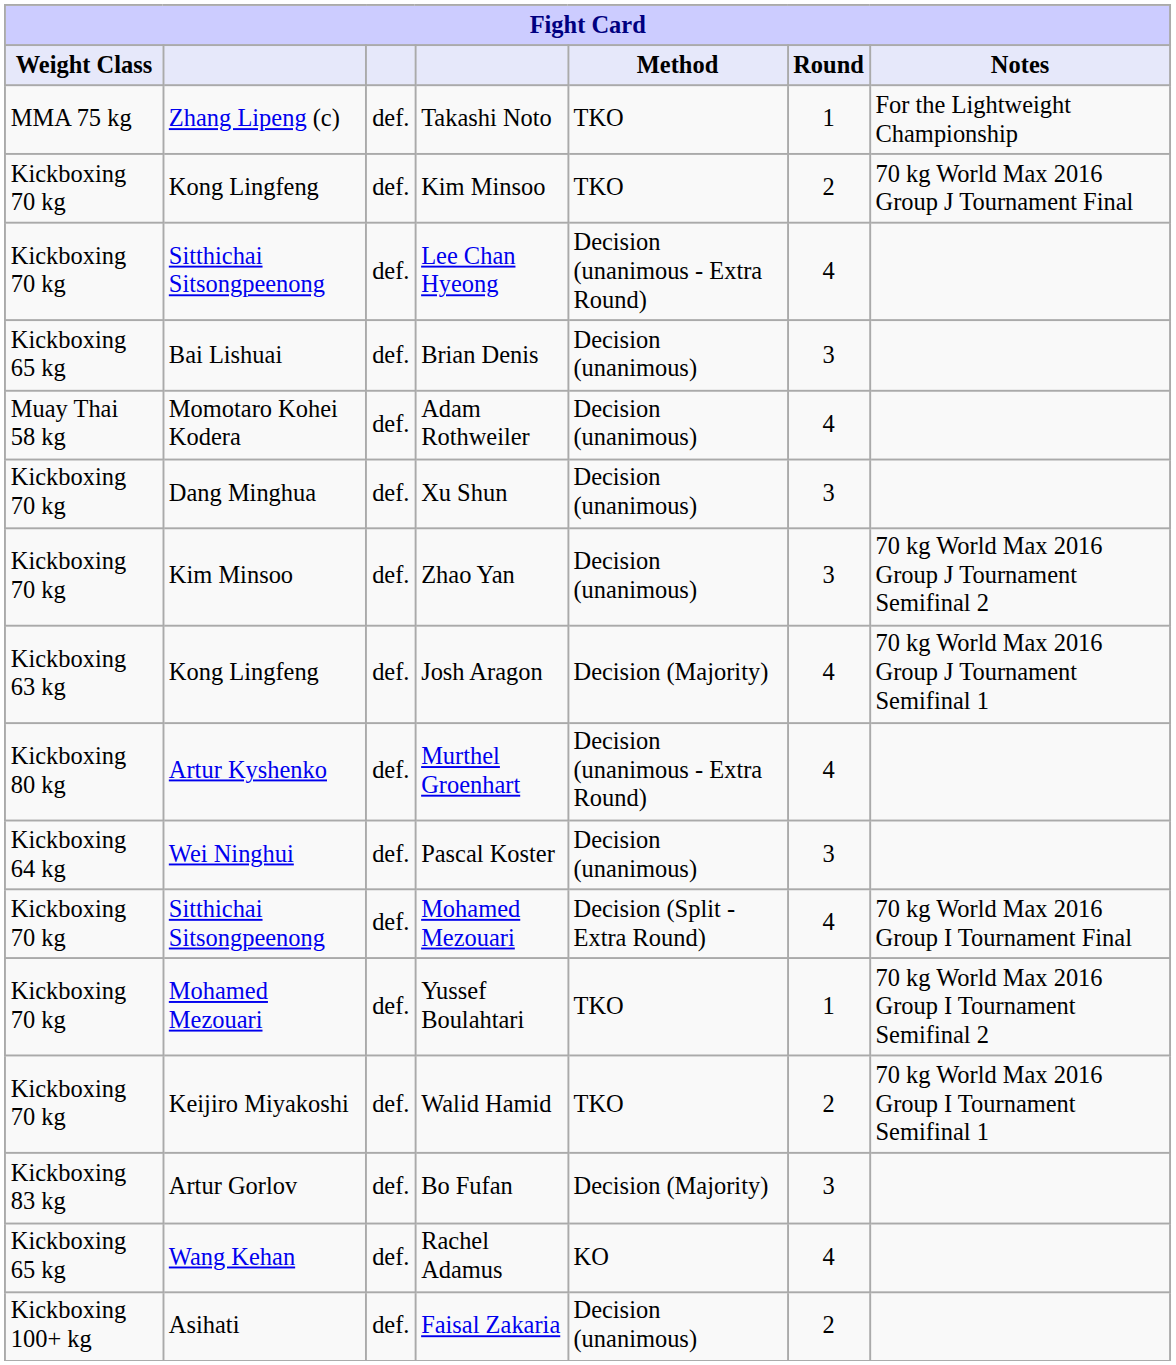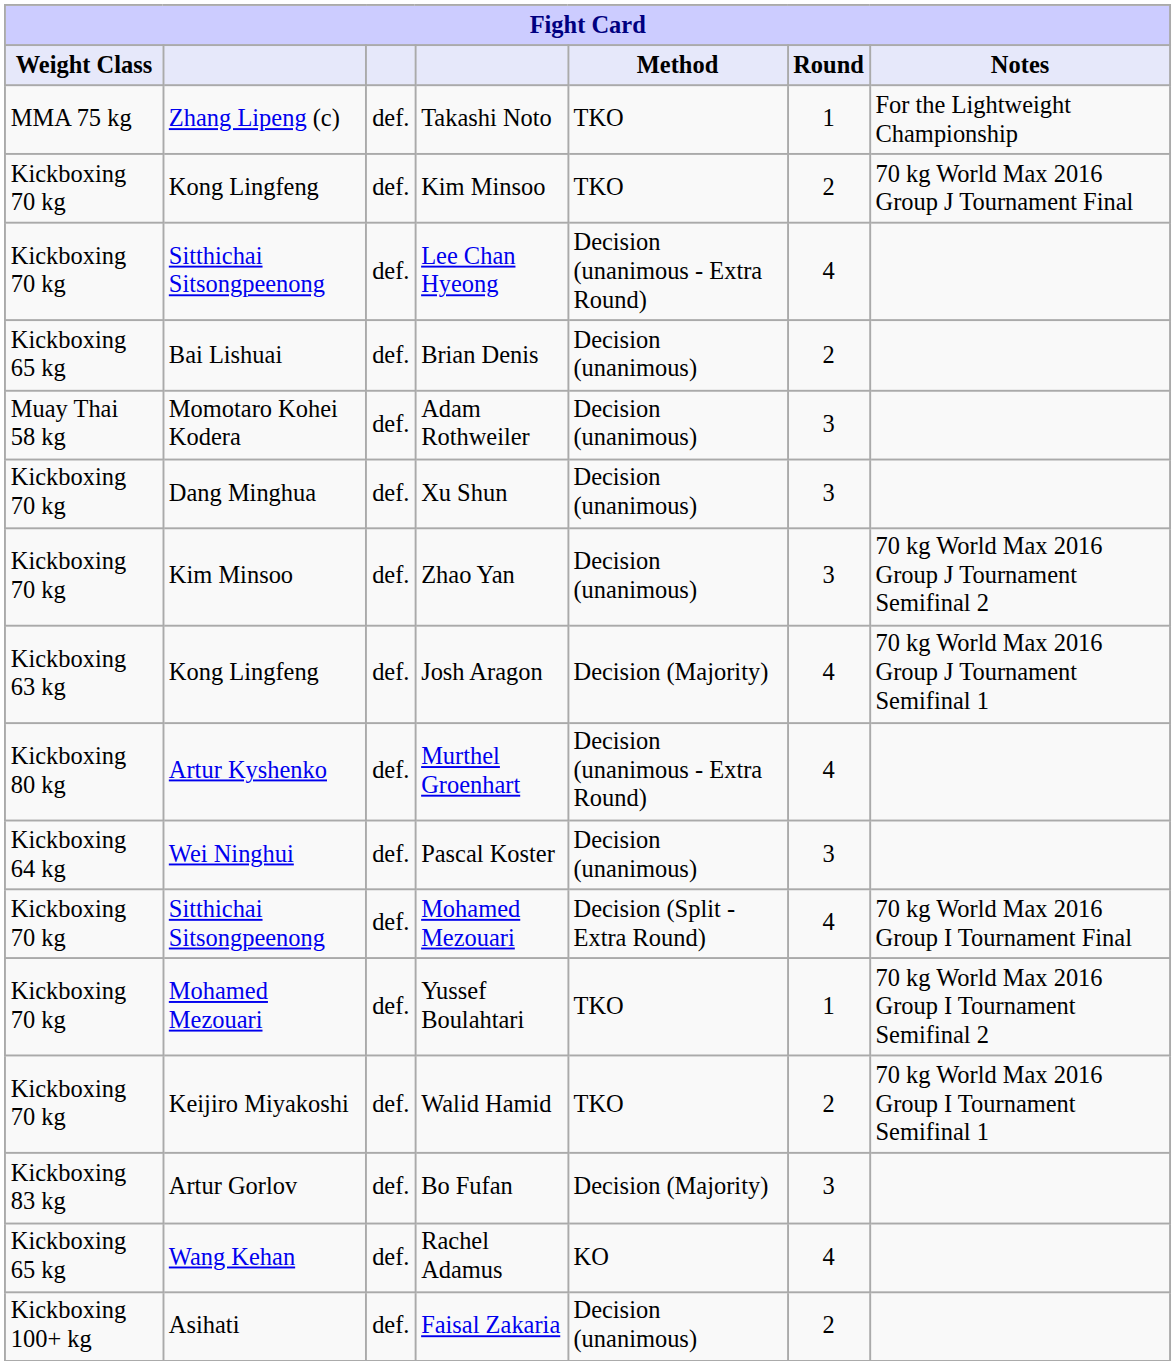(829, 354) 3 -> (829, 354) 2
(829, 423) 4 -> (829, 423) 3
